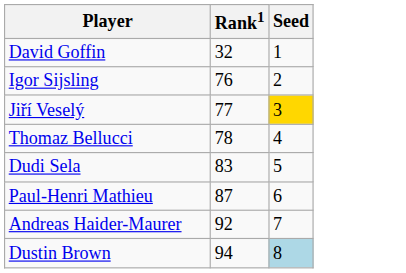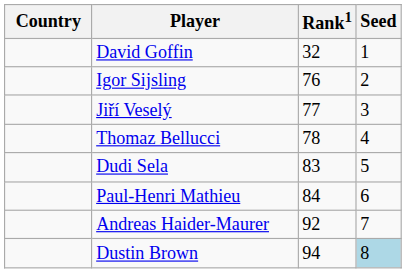+ column: (48, 21)
(277, 109) gold background -> (365, 109) no background
(224, 195) 87 -> (311, 195) 84
